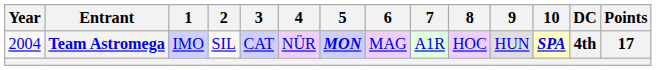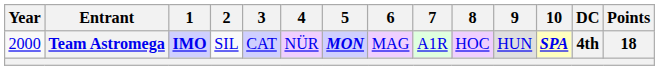(25, 44) 2004 -> (25, 44) 2000
(188, 44) normal -> (190, 44) bold
(626, 44) 17 -> (629, 44) 18
